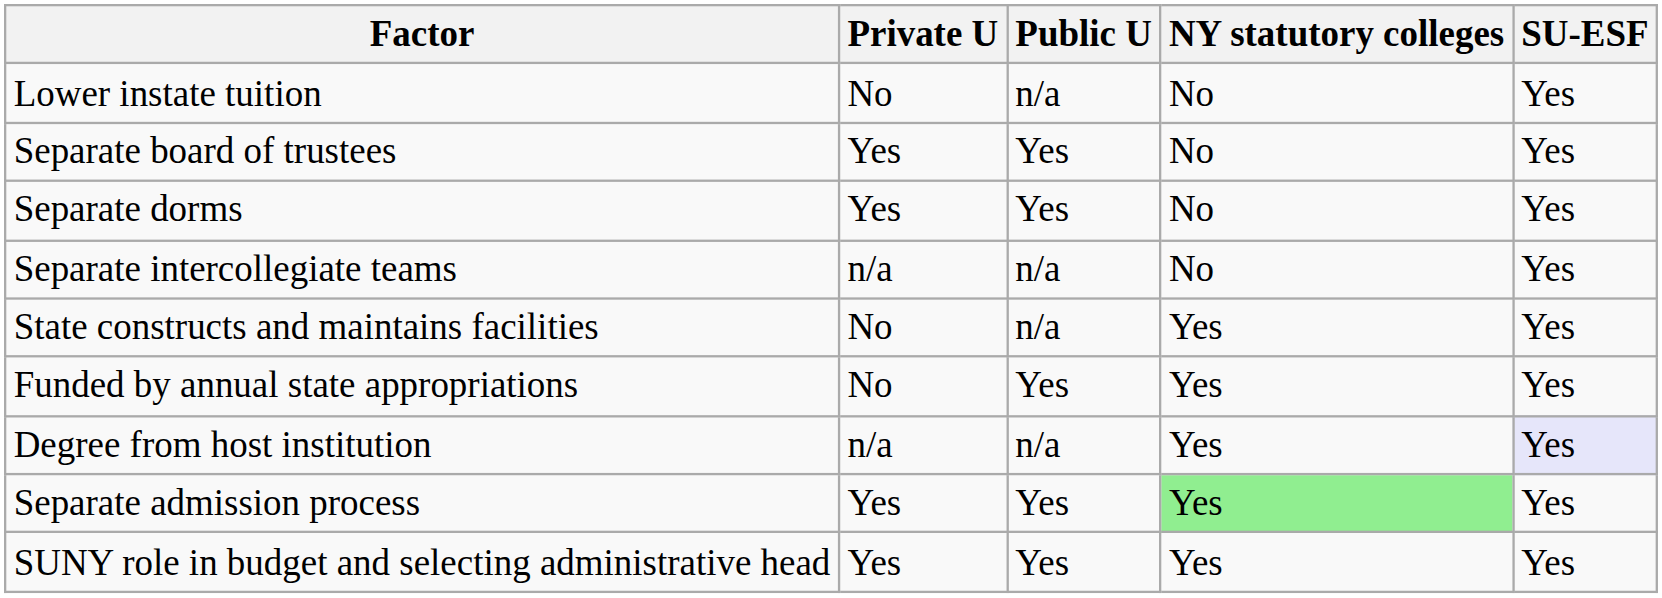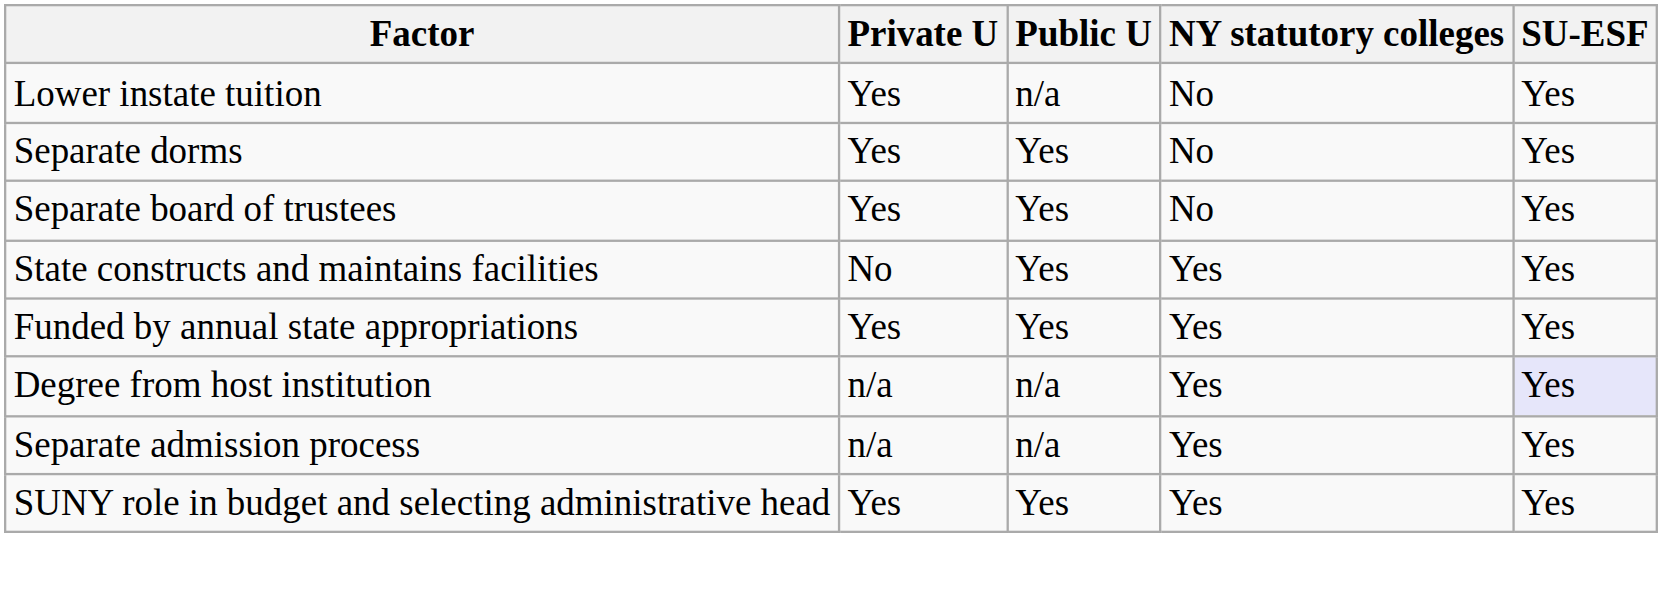(870, 92) No -> (874, 92) Yes
rows swapped: (205, 151) <-> (128, 209)
- row: (235, 268)
(1038, 326) n/a -> (1042, 268) Yes
(870, 385) No -> (874, 326) Yes
(874, 502) Yes -> (870, 444) n/a
(1042, 502) Yes -> (1038, 444) n/a
(1196, 502) lightgreen background -> (1196, 444) no background
